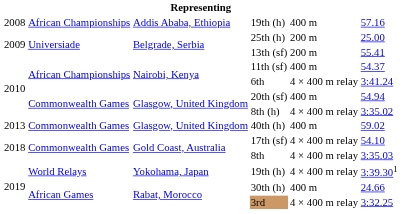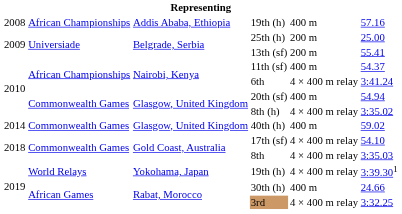(15, 126) 2013 -> (15, 126) 2014
